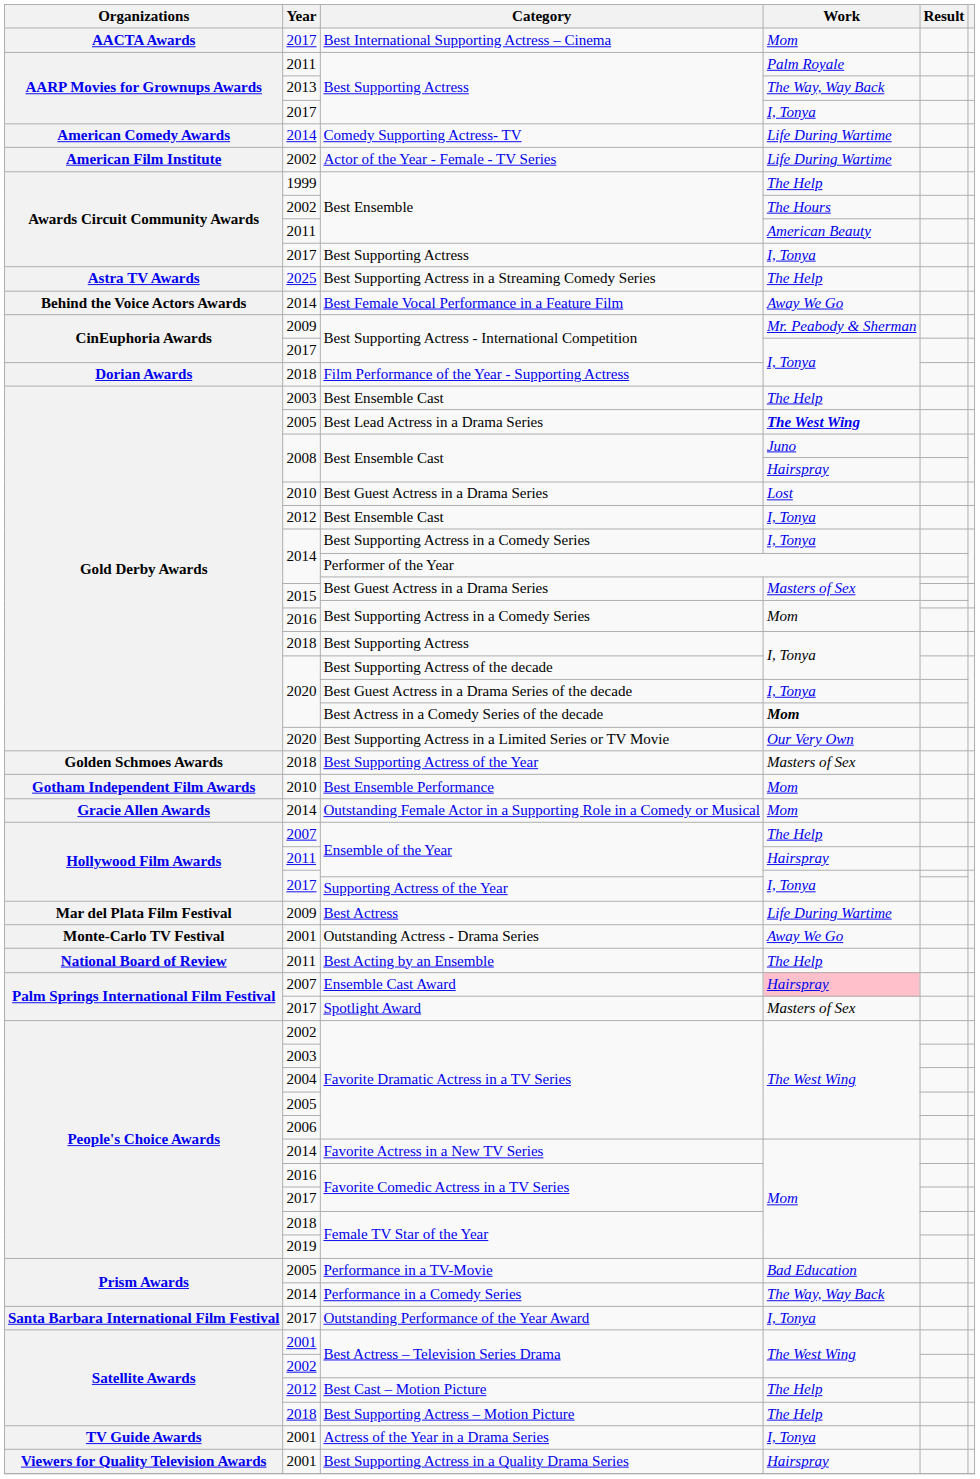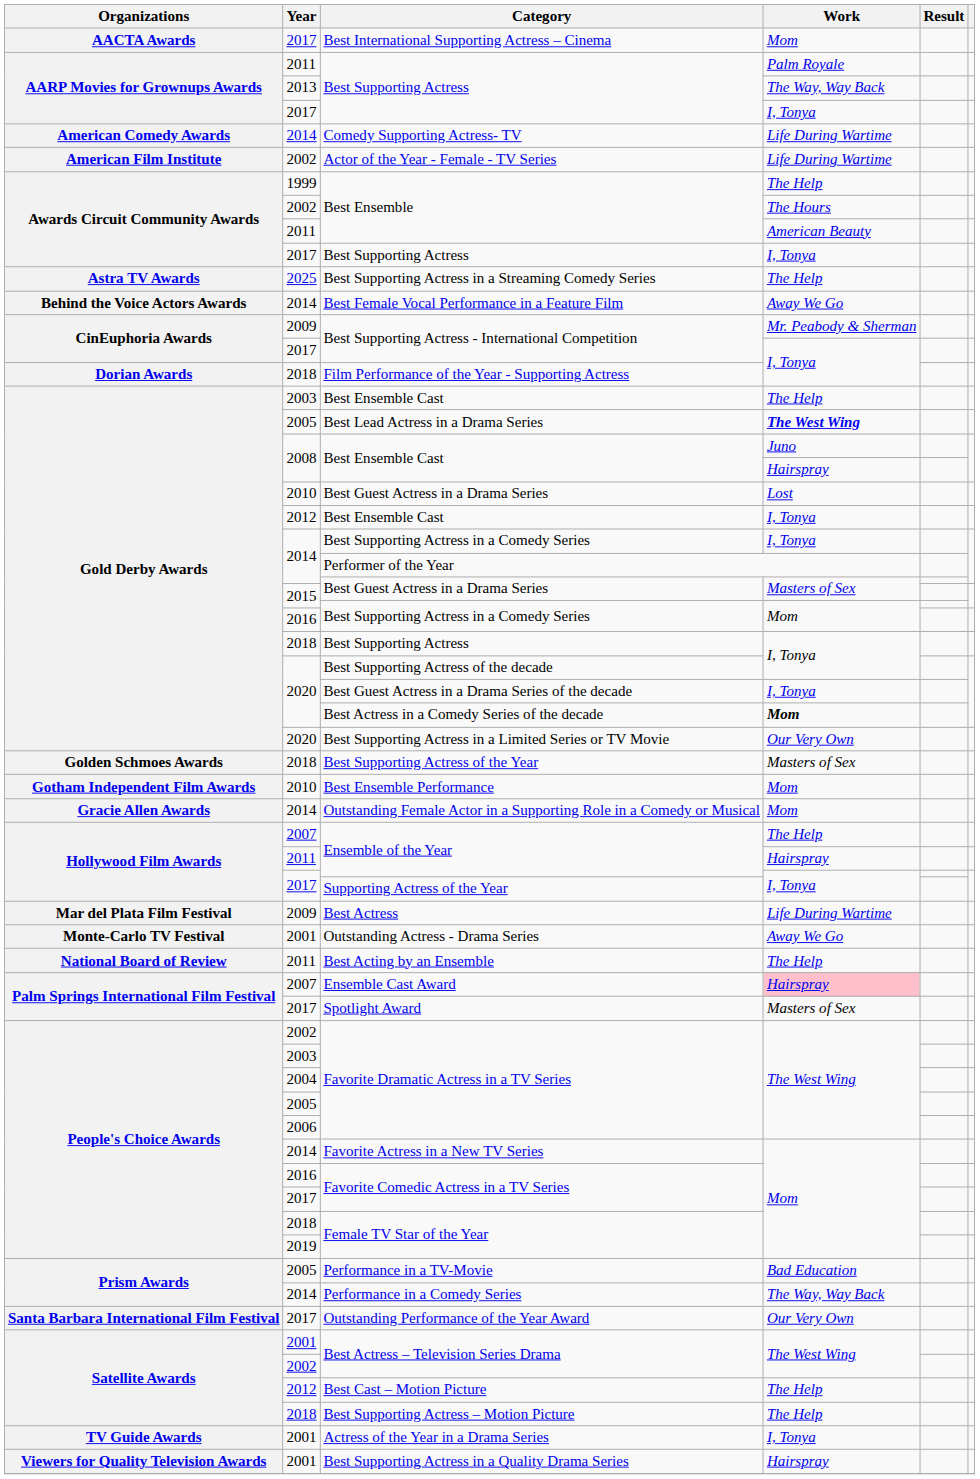(791, 1318) I, Tonya -> (810, 1318) Our Very Own
